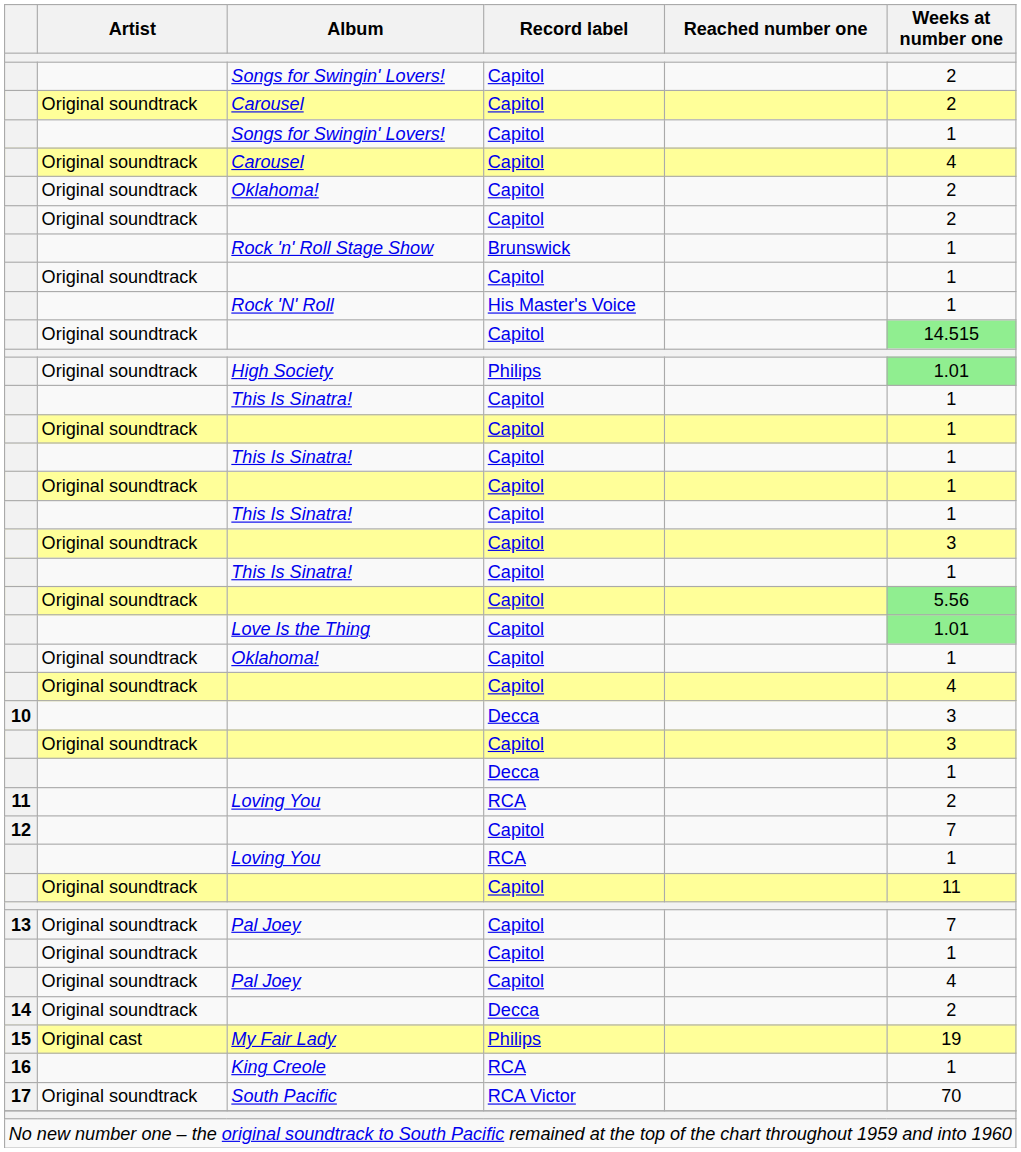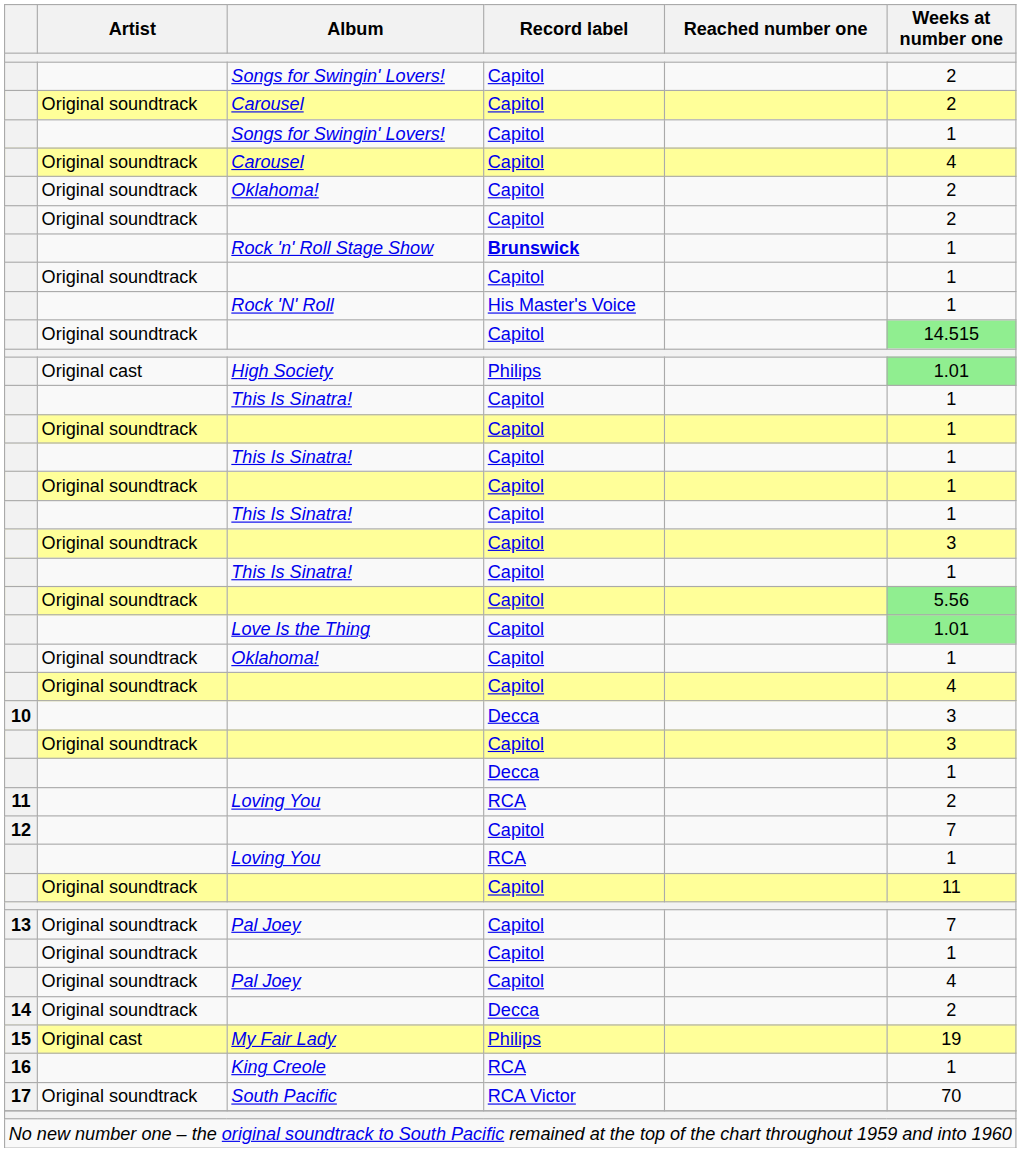(529, 248) normal -> (534, 248) bold
(119, 371) Original soundtrack -> (92, 371) Original cast
